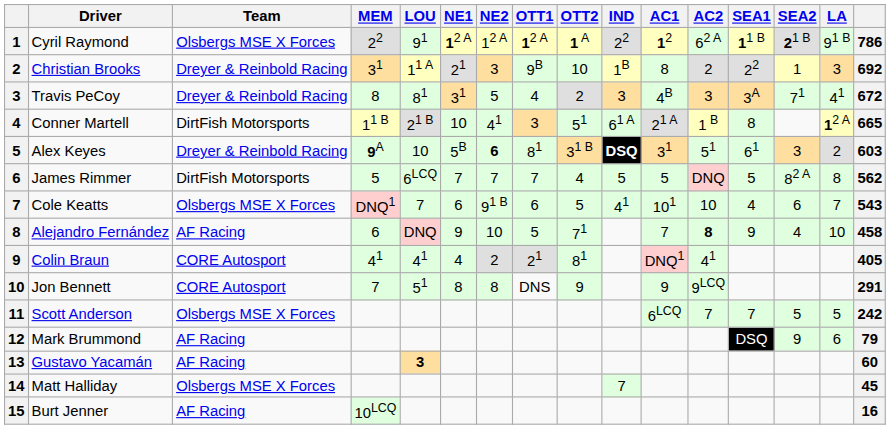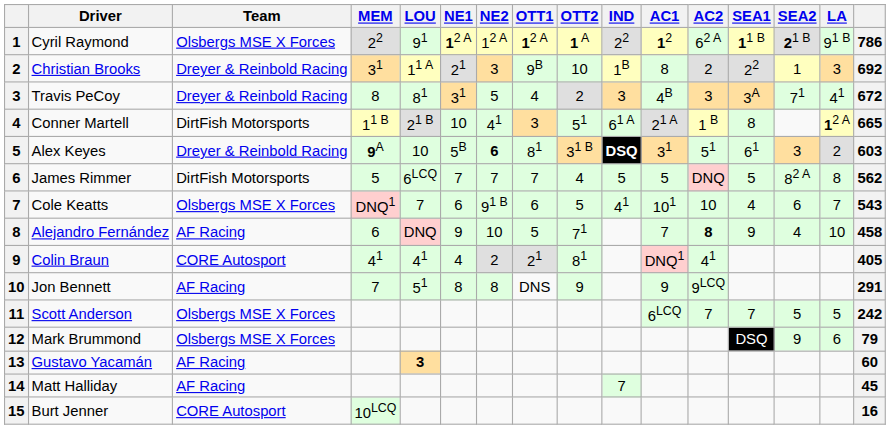(231, 286) CORE Autosport -> (211, 286) AF Racing
(211, 339) AF Racing -> (256, 339) Olsbergs MSE X Forces
(256, 385) Olsbergs MSE X Forces -> (211, 385) AF Racing
(211, 411) AF Racing -> (231, 411) CORE Autosport
